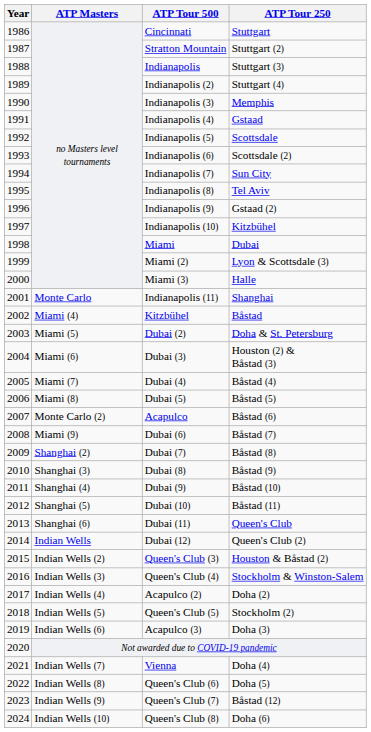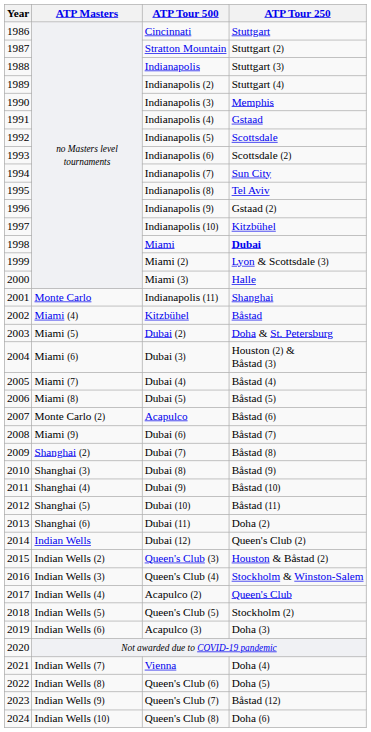(245, 244) normal -> (246, 244) bold
(262, 523) Queen's Club -> (251, 523) Doha (2)
(251, 594) Doha (2) -> (262, 594) Queen's Club
